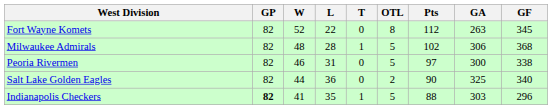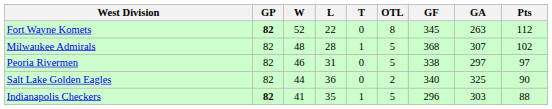columns swapped: (524, 12) <-> (431, 12)
(268, 29) normal -> (268, 29) bold
(478, 46) 306 -> (478, 46) 307
(478, 63) 300 -> (478, 63) 297
